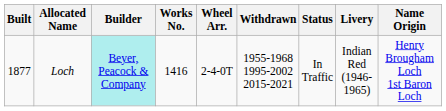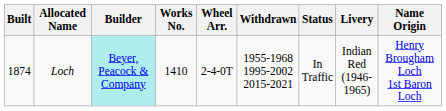(19, 70) 1877 -> (19, 70) 1874
(176, 70) 1416 -> (176, 70) 1410
